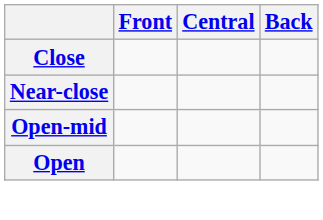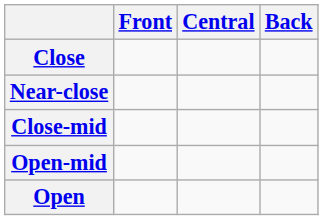+ row: (59, 127)
